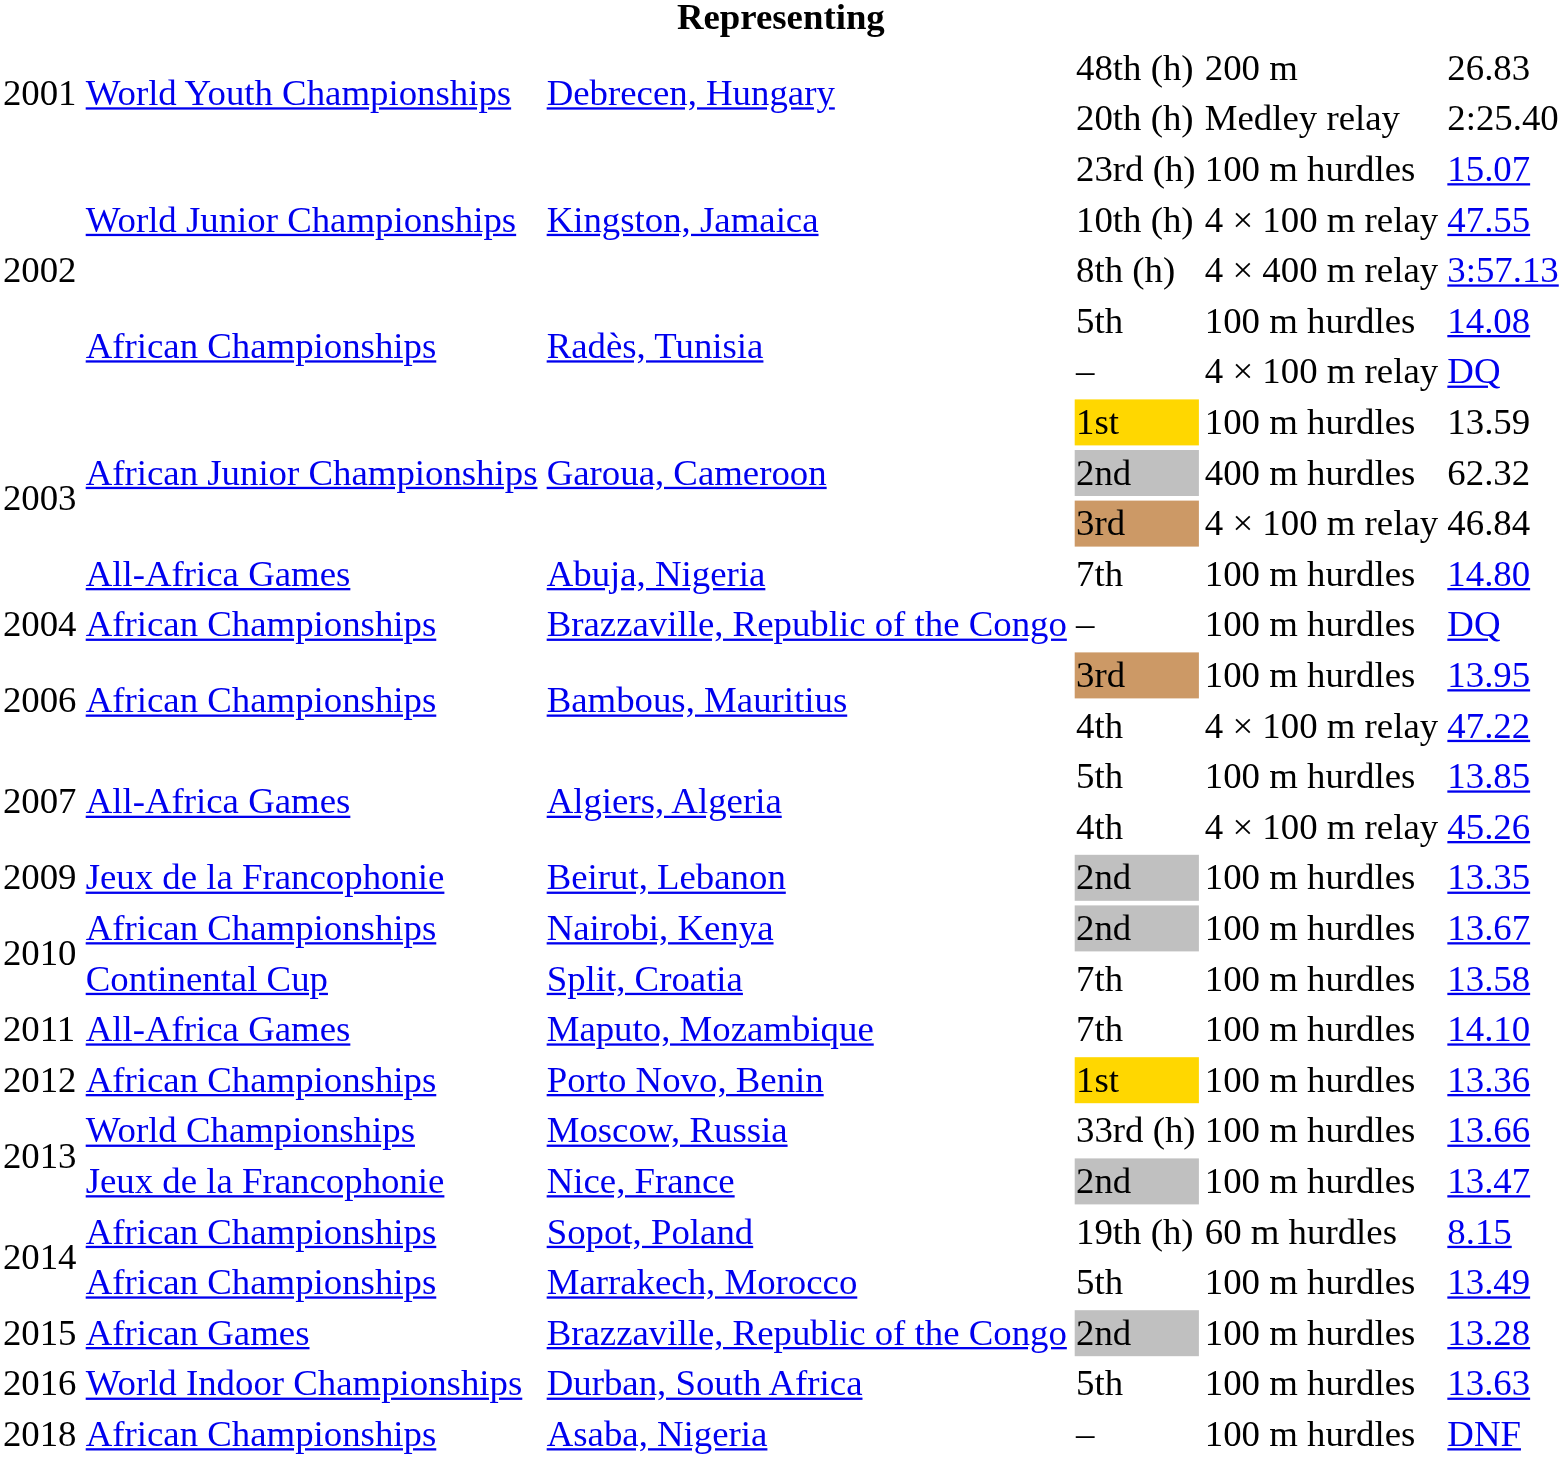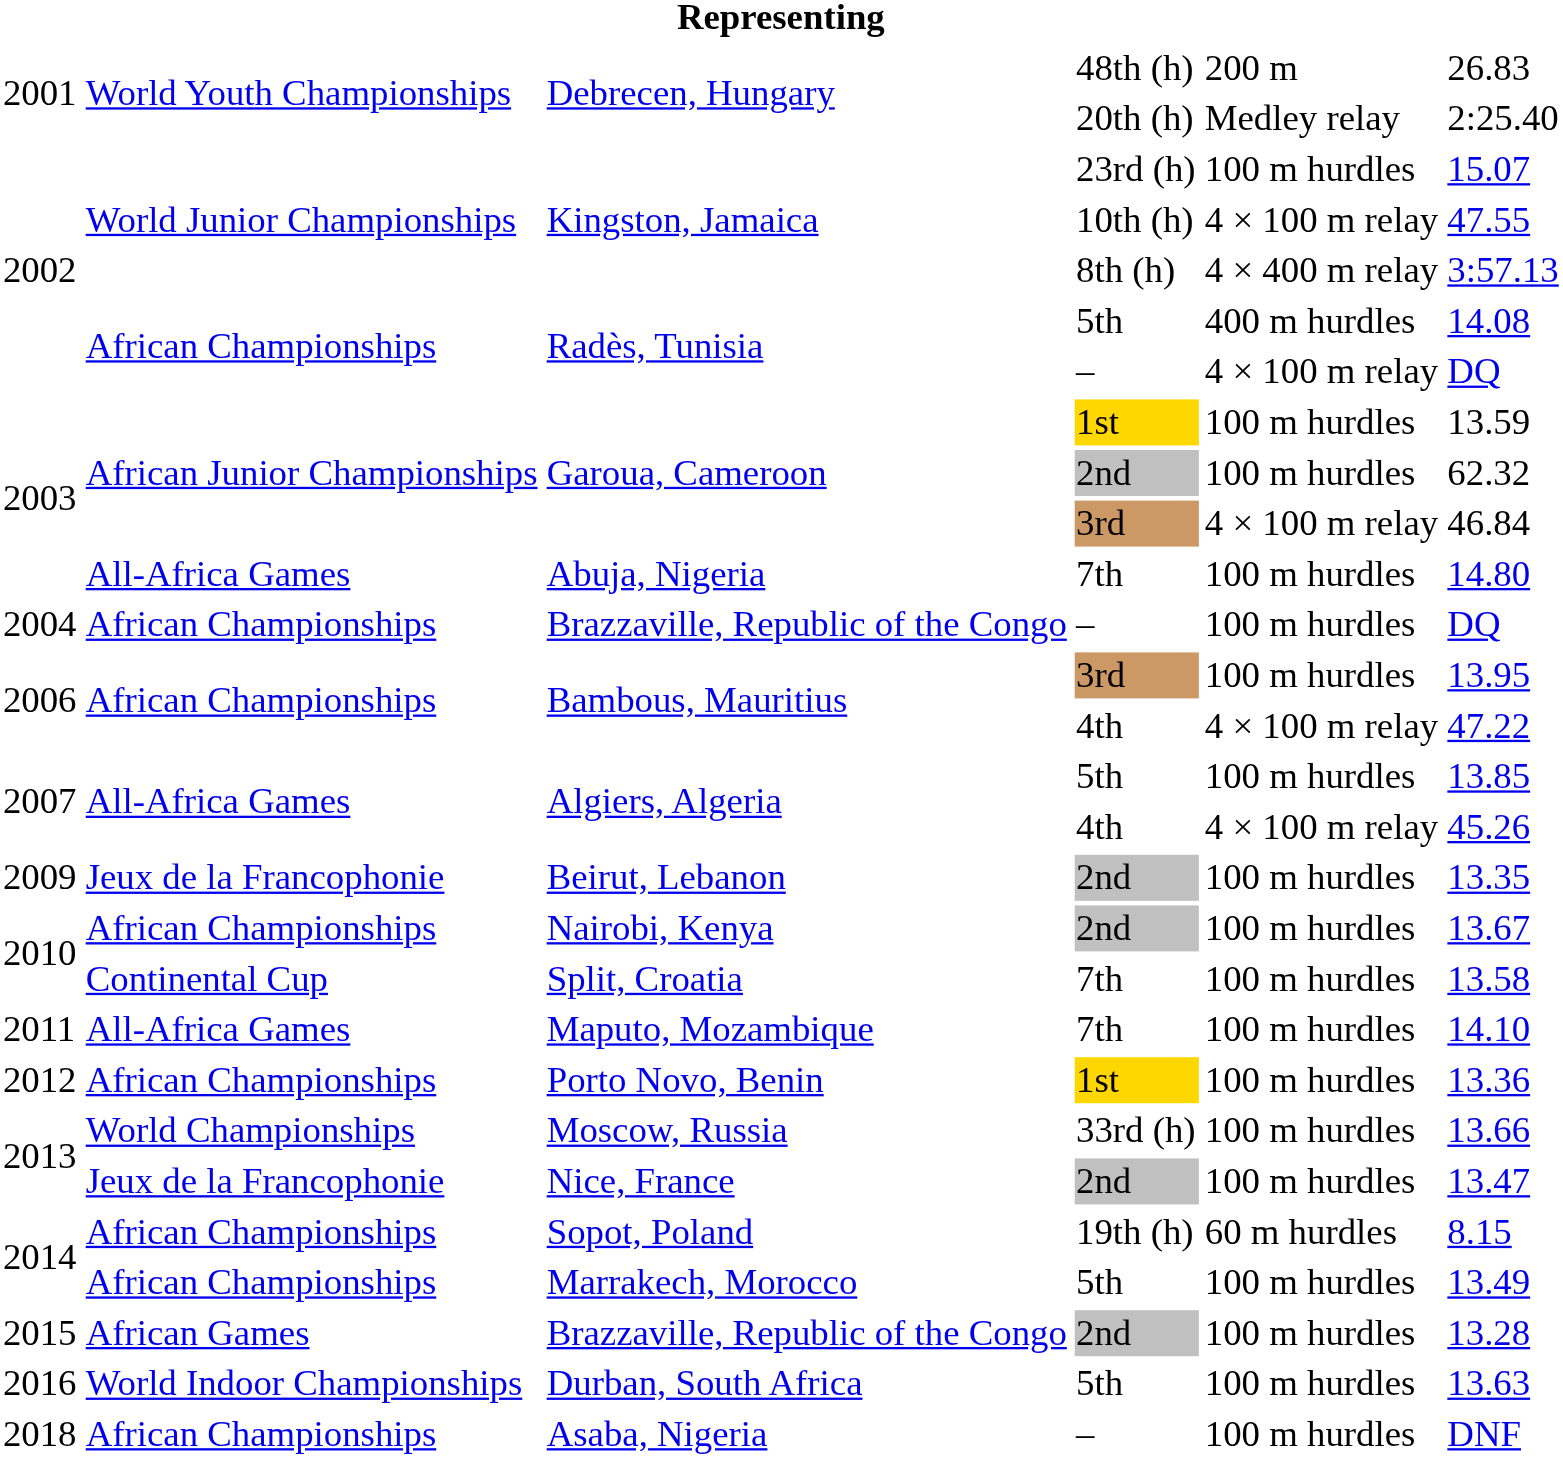(1310, 320) 100 m hurdles -> (1310, 320) 400 m hurdles
(1310, 472) 400 m hurdles -> (1310, 472) 100 m hurdles
